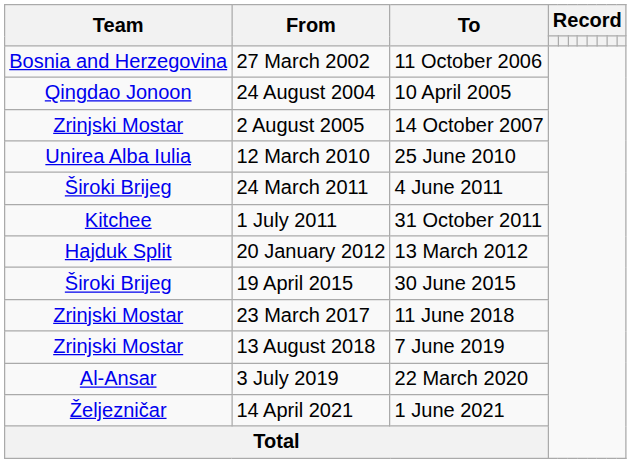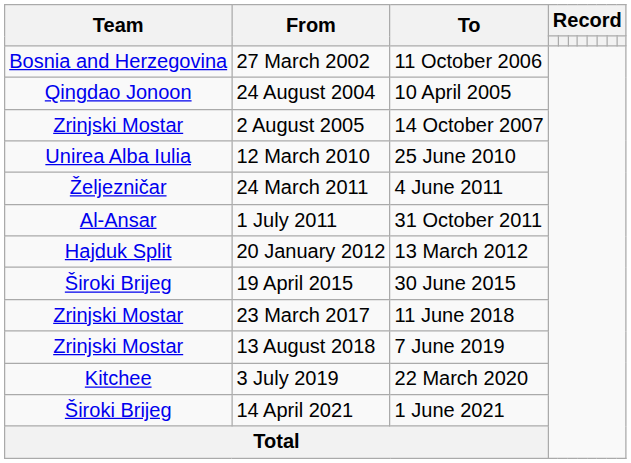(118, 188) Široki Brijeg -> (118, 188) Željezničar
(118, 219) Kitchee -> (118, 219) Al-Ansar
(118, 378) Al-Ansar -> (118, 378) Kitchee
(118, 410) Željezničar -> (118, 410) Široki Brijeg
